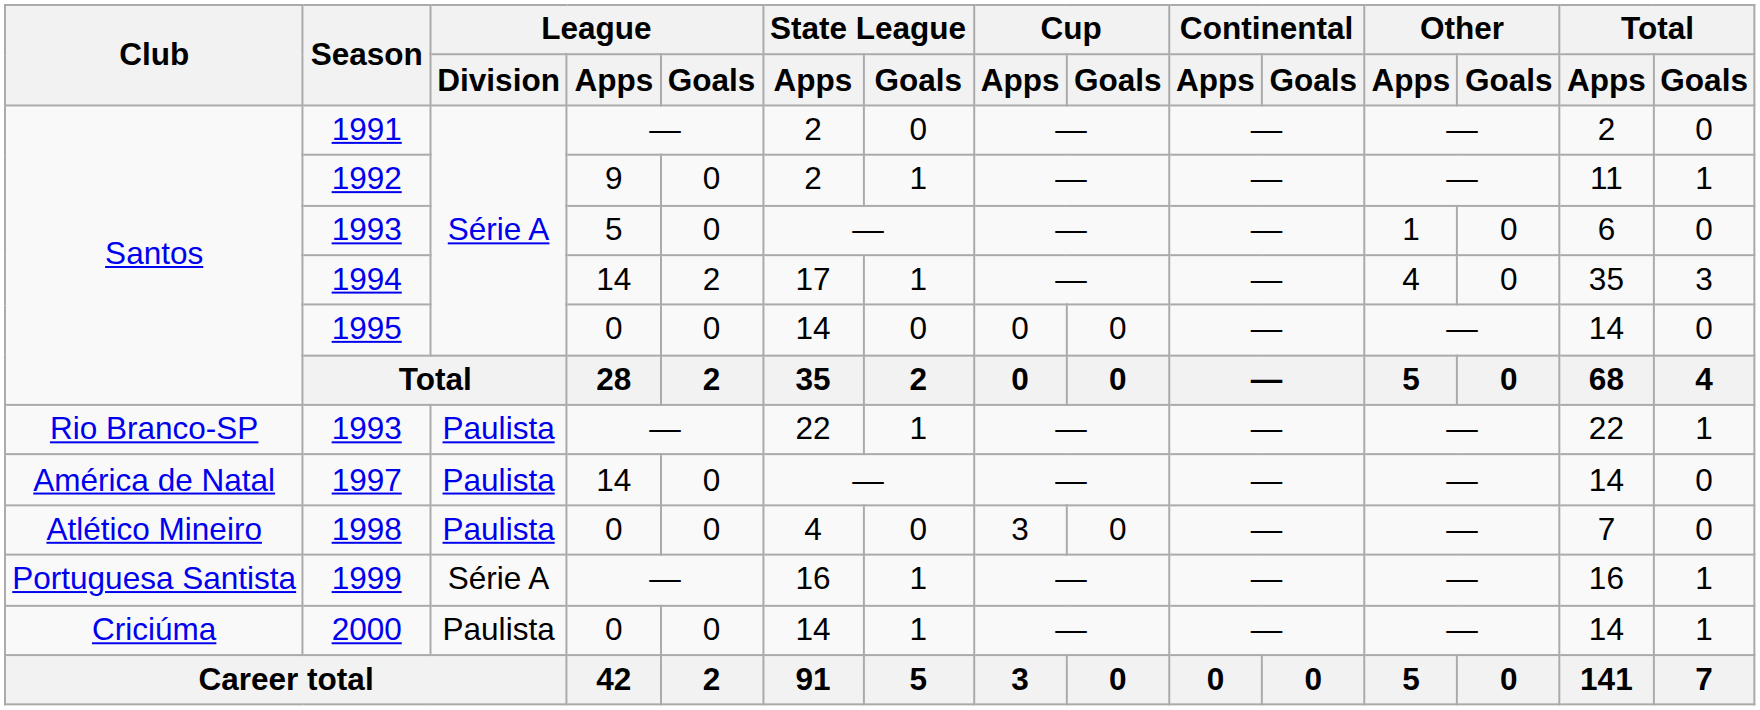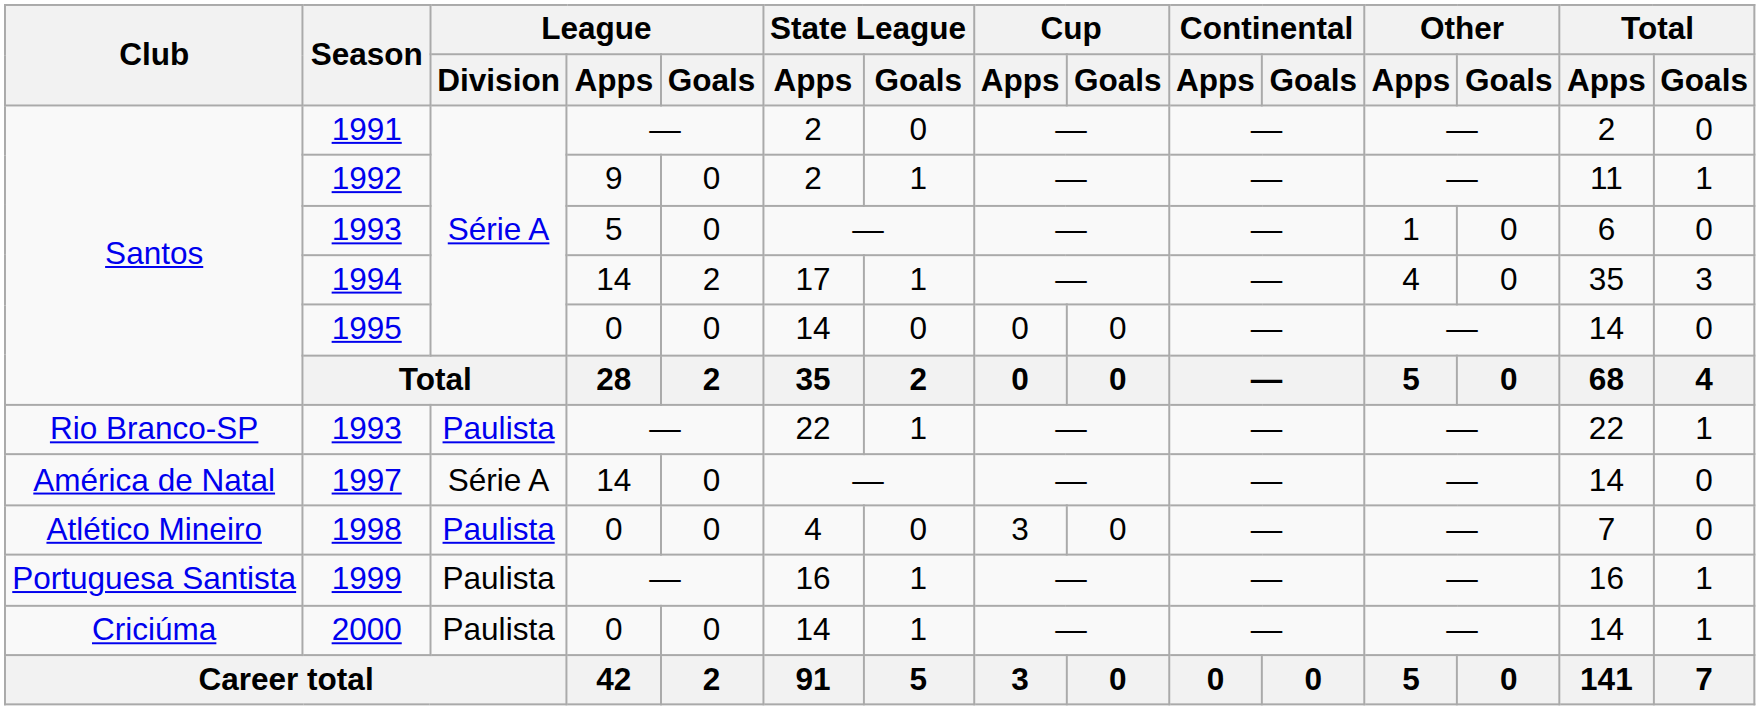(499, 479) Paulista -> (499, 479) Série A
(499, 579) Série A -> (499, 579) Paulista
